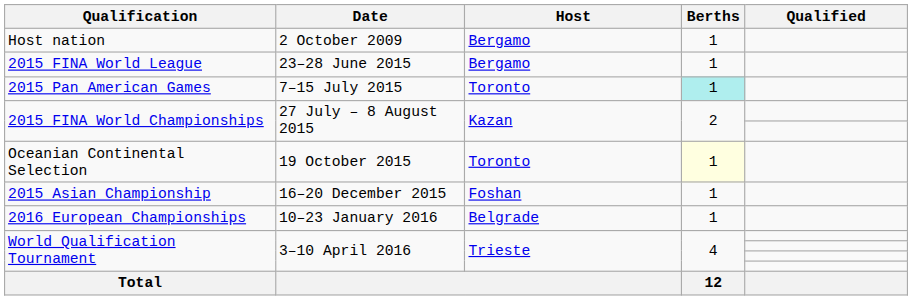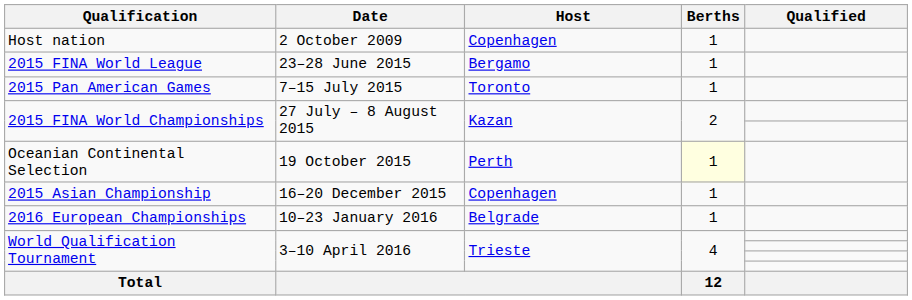(499, 40) Bergamo -> (513, 40) Copenhagen
(713, 88) paleturquoise background -> (713, 88) no background
(499, 162) Toronto -> (491, 162) Perth
(495, 194) Foshan -> (513, 194) Copenhagen
